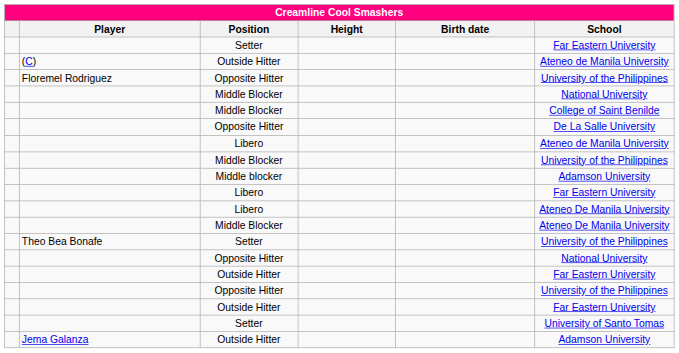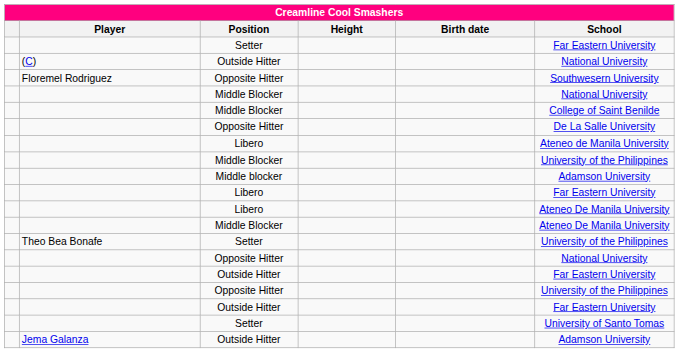(604, 62) Ateneo de Manila University -> (604, 62) National University
(604, 78) University of the Philippines -> (604, 78) Southwesern University
